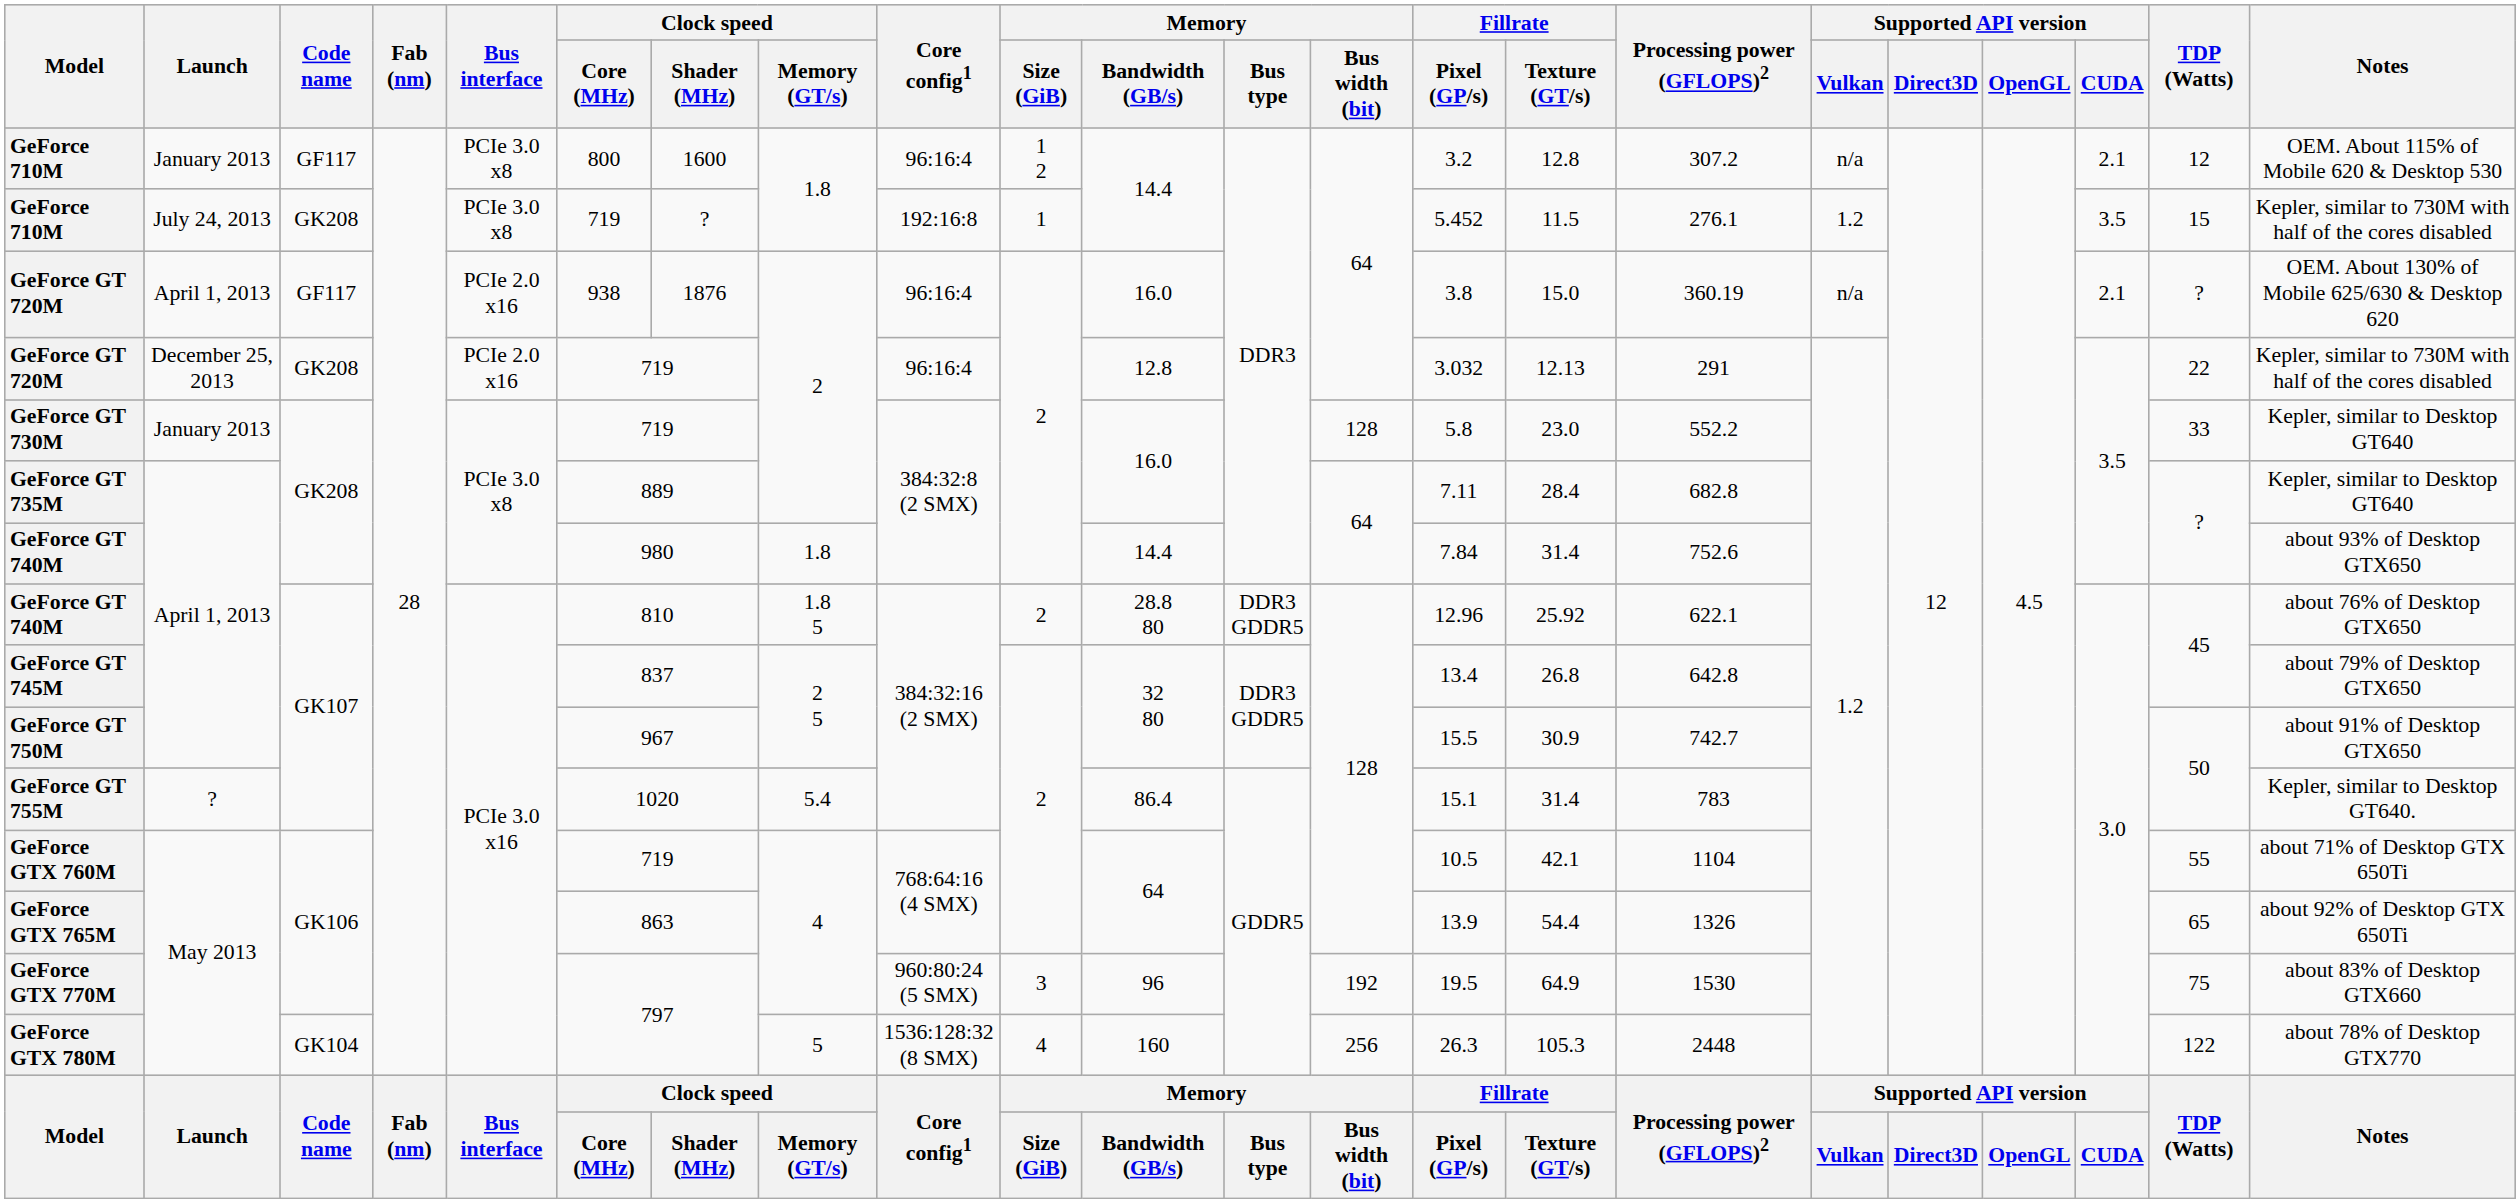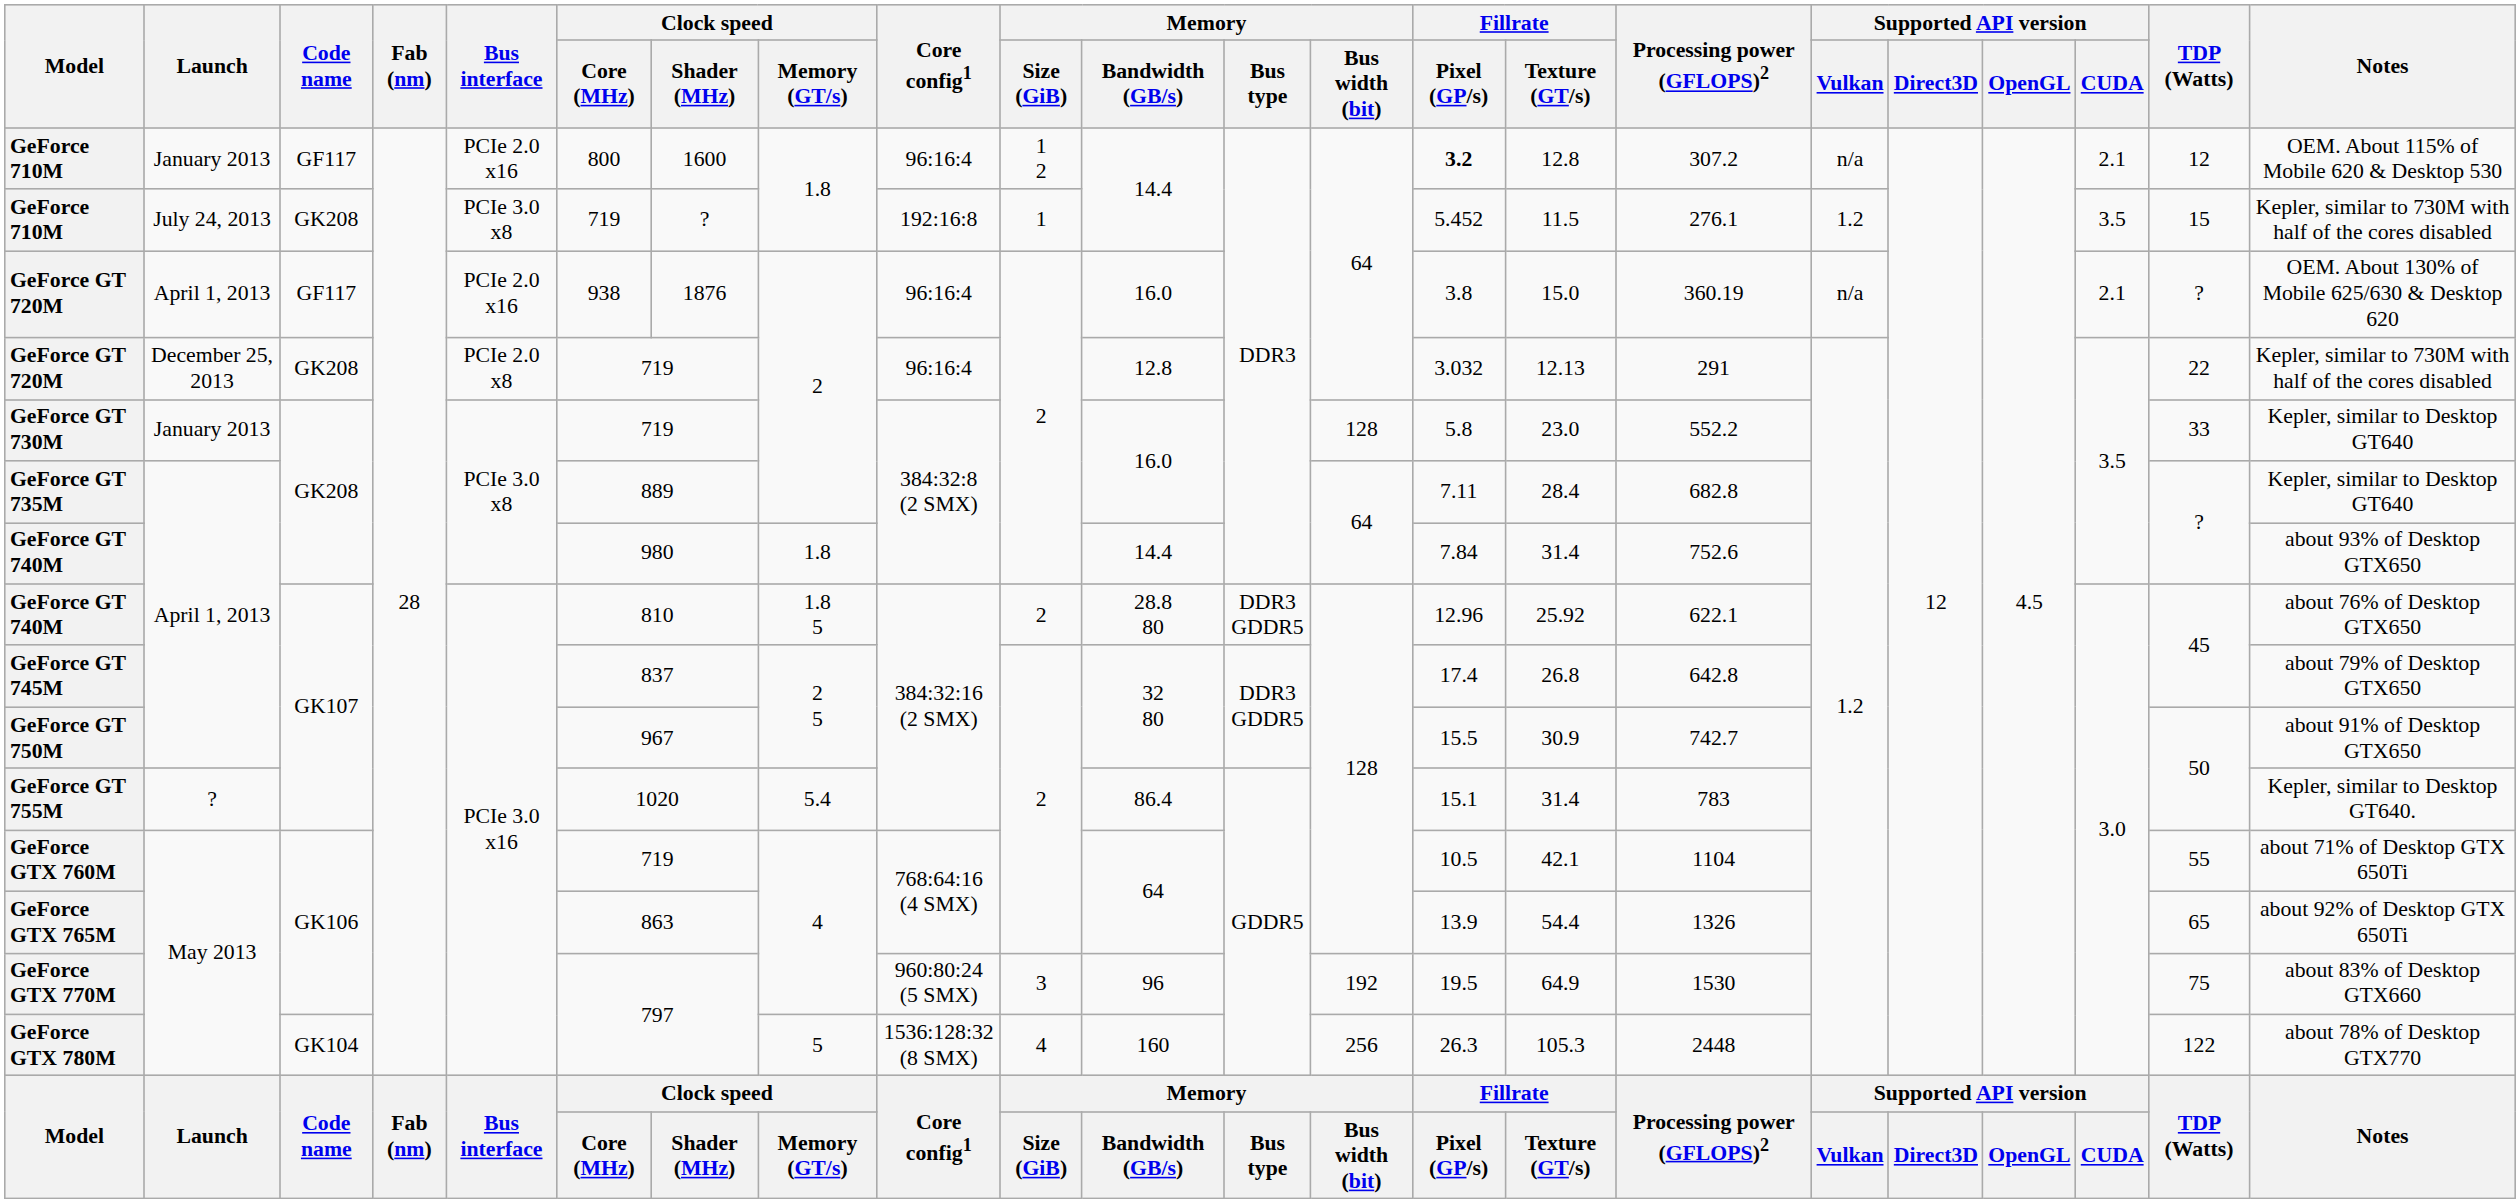(501, 157) PCIe 3.0 x8 -> (501, 157) PCIe 2.0 x16
(1459, 157) normal -> (1459, 157) bold
(501, 367) PCIe 2.0 x16 -> (501, 367) PCIe 2.0 x8
(1459, 675) 13.4 -> (1459, 675) 17.4
